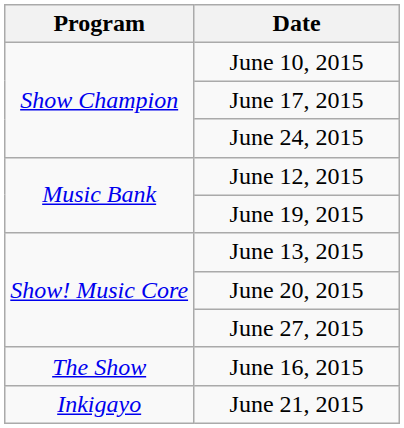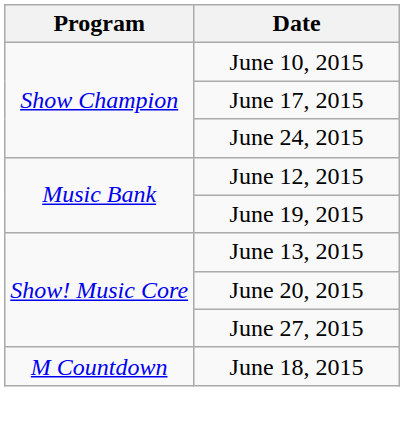- row: (297, 366)
+ row: (297, 366)
- row: (297, 404)
